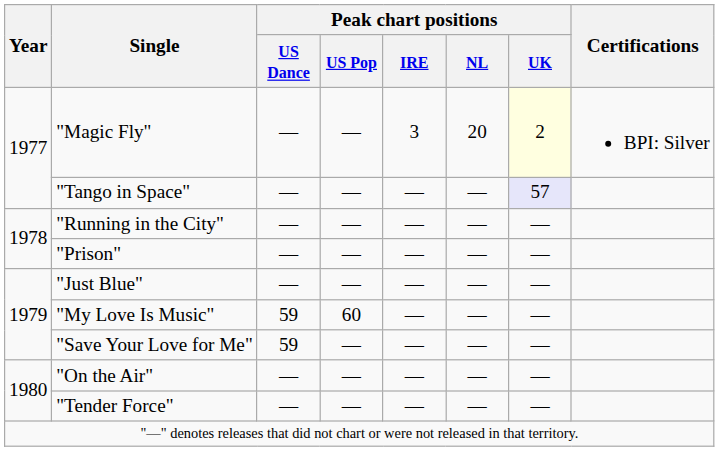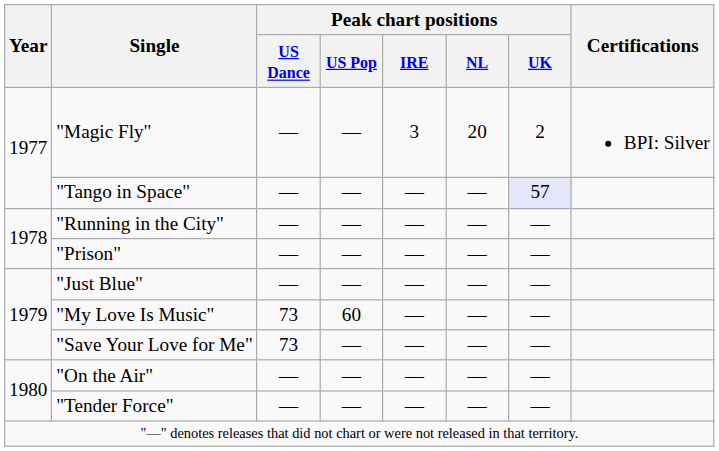(540, 132) lightyellow background -> (540, 132) no background
(289, 314) 59 -> (289, 314) 73
(289, 344) 59 -> (289, 344) 73
